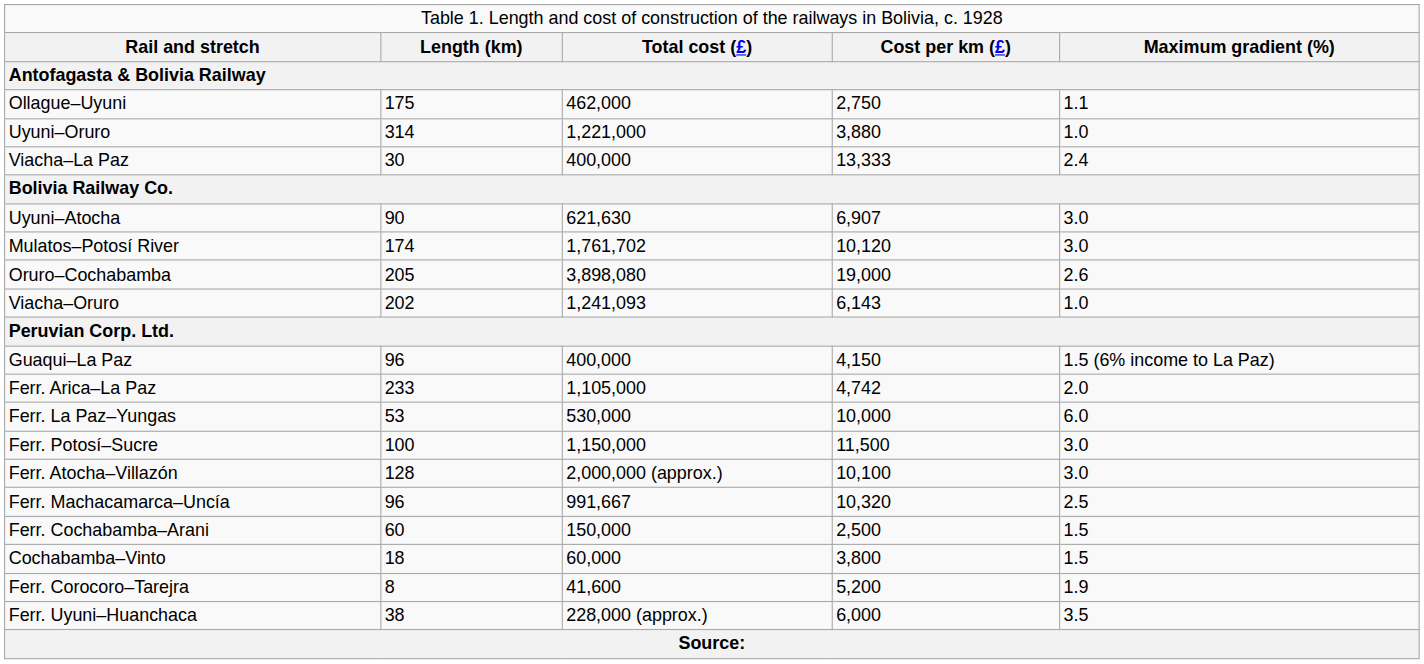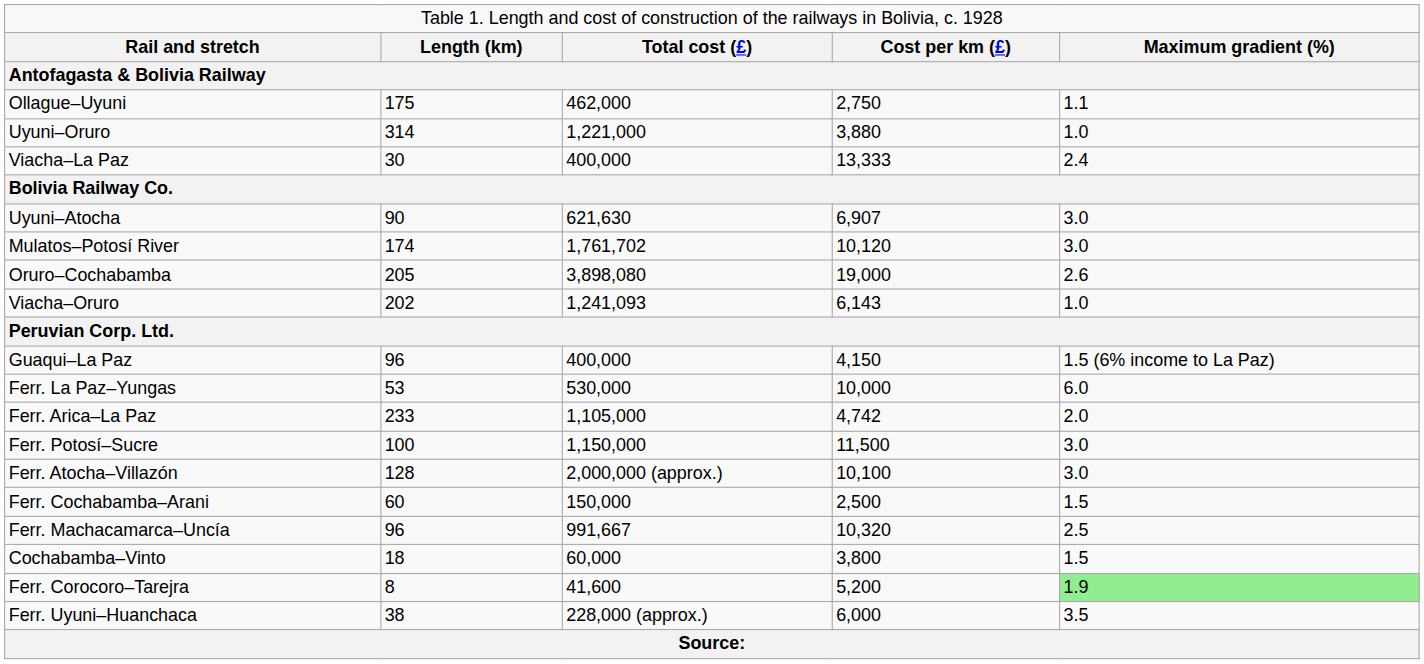rows swapped: (82, 388) <-> (92, 416)
rows swapped: (119, 501) <-> (109, 530)
(1076, 587) no background -> (1076, 587) lightgreen background
